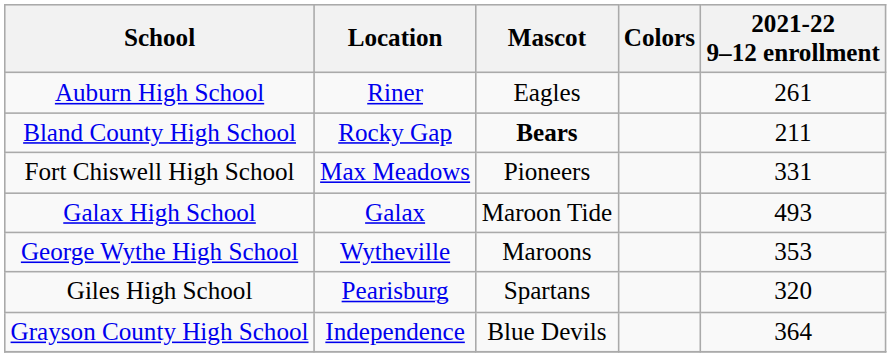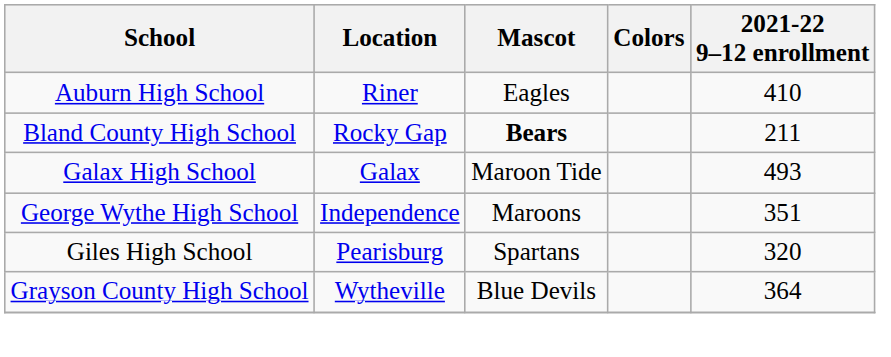(793, 92) 261 -> (783, 92) 410
- row: (160, 172)
(395, 251) Wytheville -> (390, 212) Independence
(793, 251) 353 -> (783, 212) 351
(395, 331) Independence -> (390, 291) Wytheville
